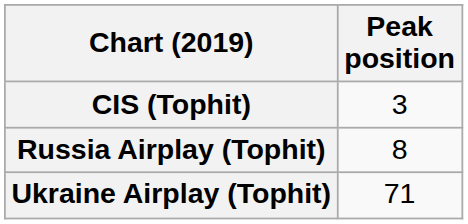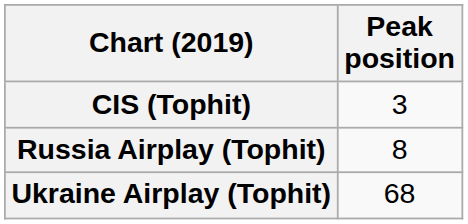(400, 194) 71 -> (400, 194) 68
